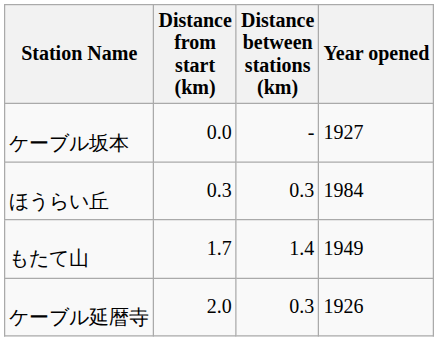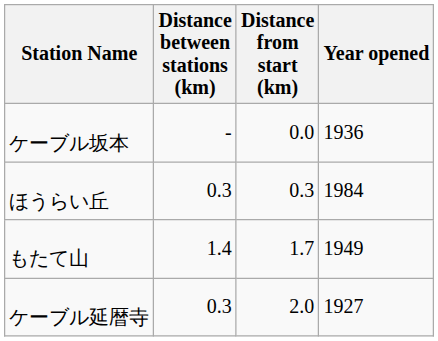columns swapped: (278, 54) <-> (195, 54)
(344, 132) 1927 -> (344, 132) 1936
(344, 306) 1926 -> (344, 306) 1927
